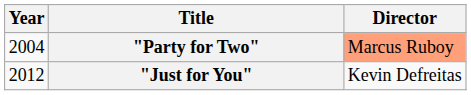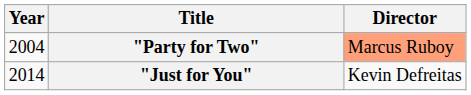(27, 75) 2012 -> (27, 75) 2014
